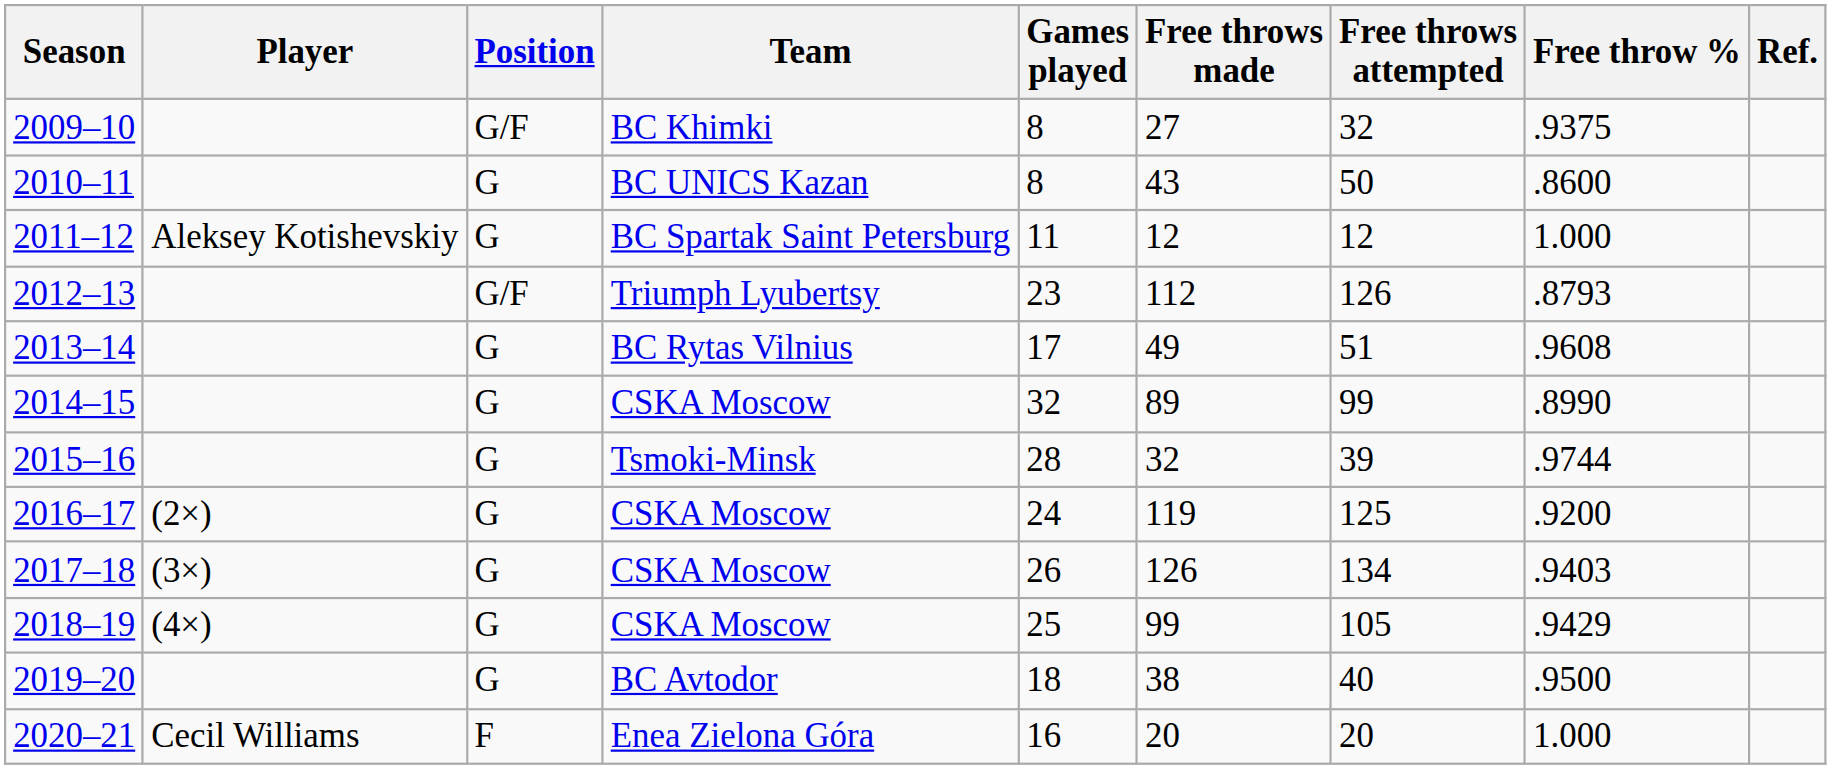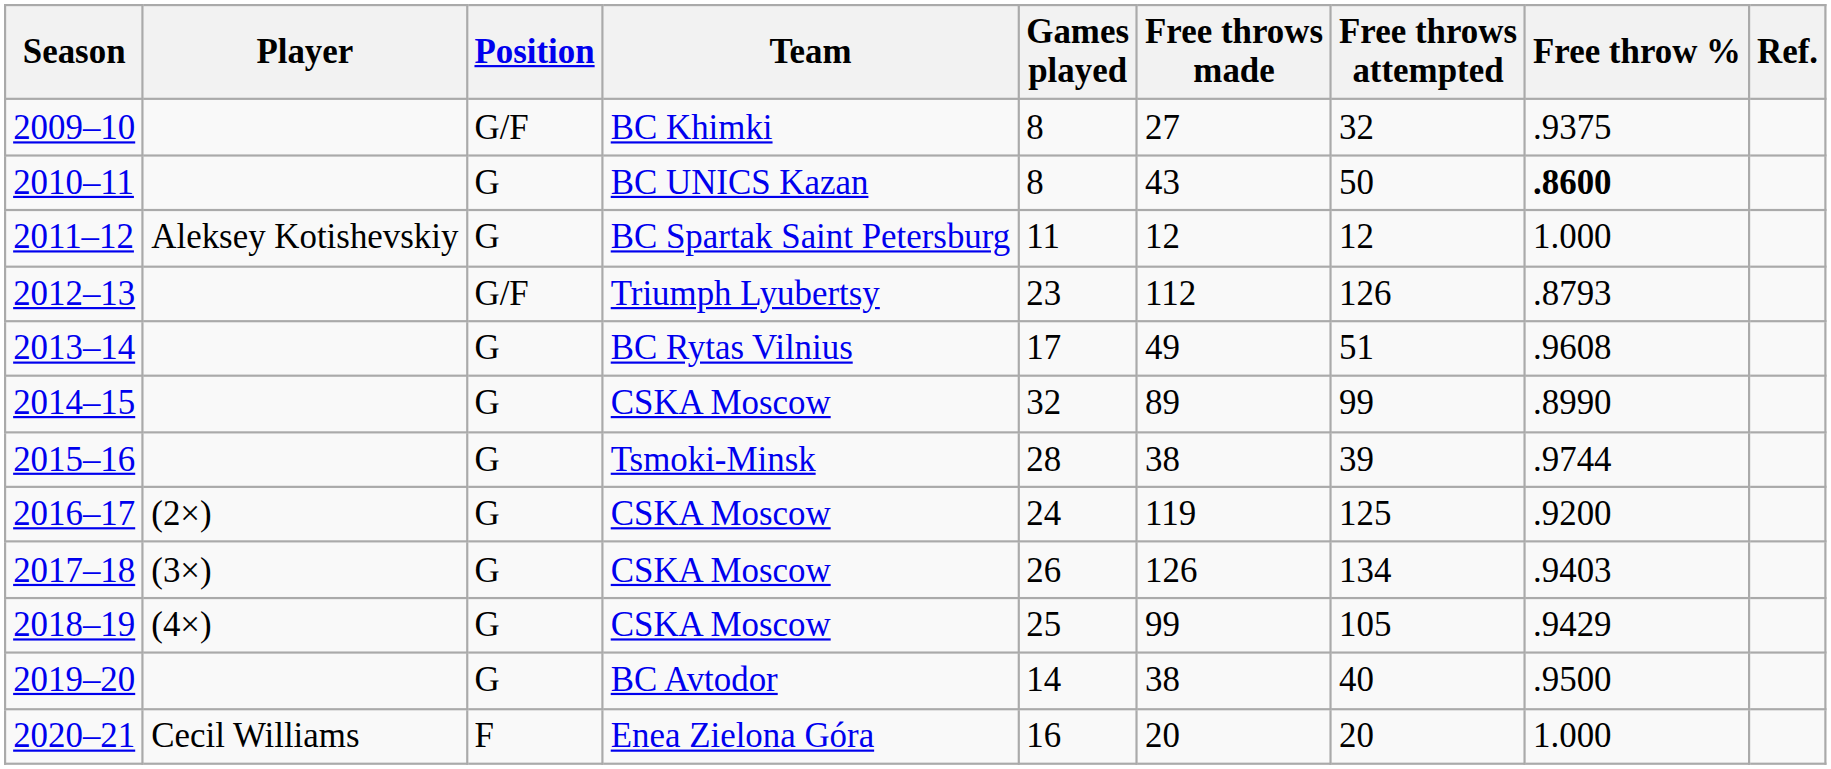(1572, 182) normal -> (1572, 182) bold
(1162, 458) 32 -> (1162, 458) 38
(1044, 679) 18 -> (1044, 679) 14
